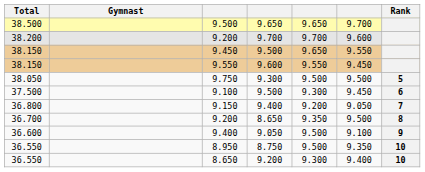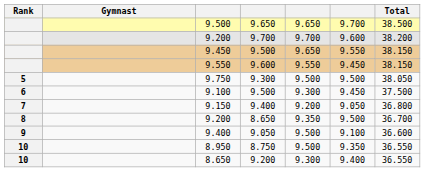columns swapped: (401, 11) <-> (27, 11)
